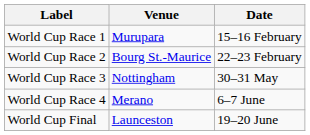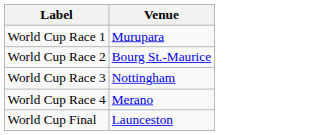- column: (259, 15)
